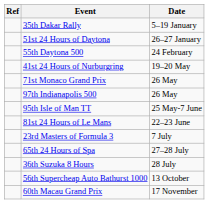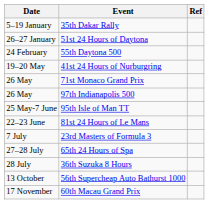columns swapped: (177, 11) <-> (13, 11)
